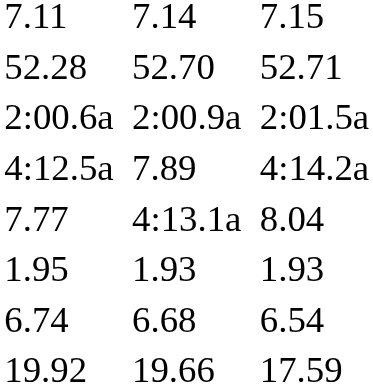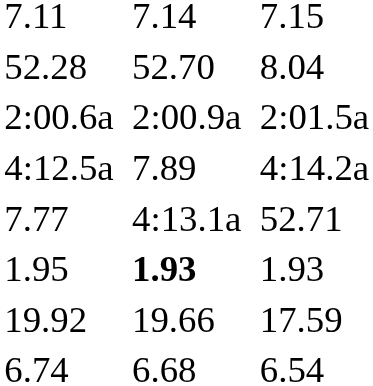(301, 66) 52.71 -> (292, 66) 8.04
(292, 218) 8.04 -> (301, 218) 52.71
(164, 268) normal -> (164, 268) bold
rows swapped: (36, 319) <-> (46, 370)
